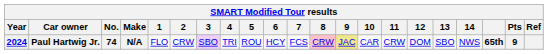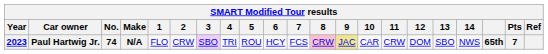(17, 42) 2024 -> (17, 42) 2023
(515, 42) 9 -> (515, 42) 7
